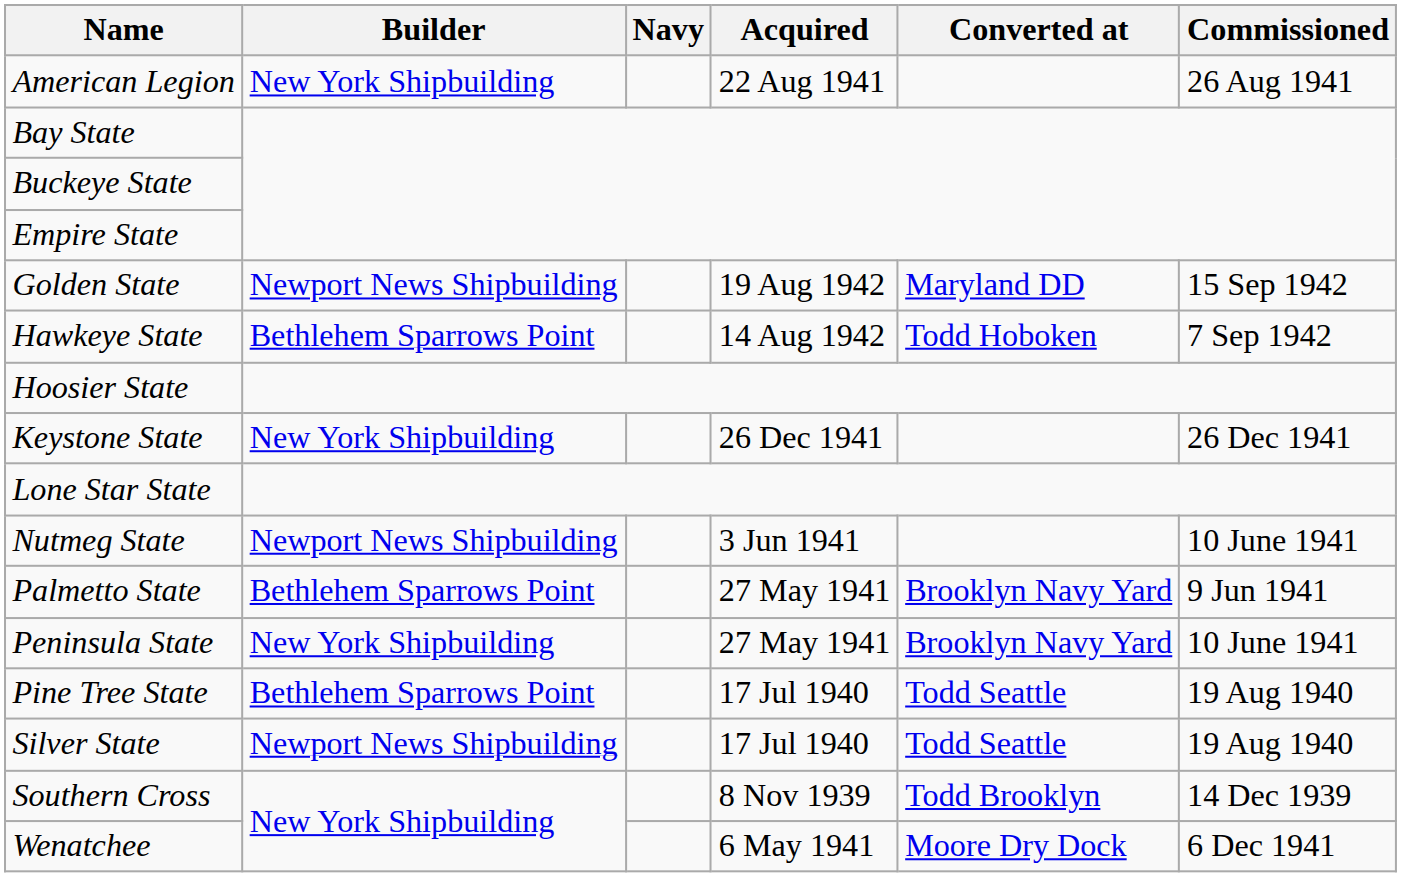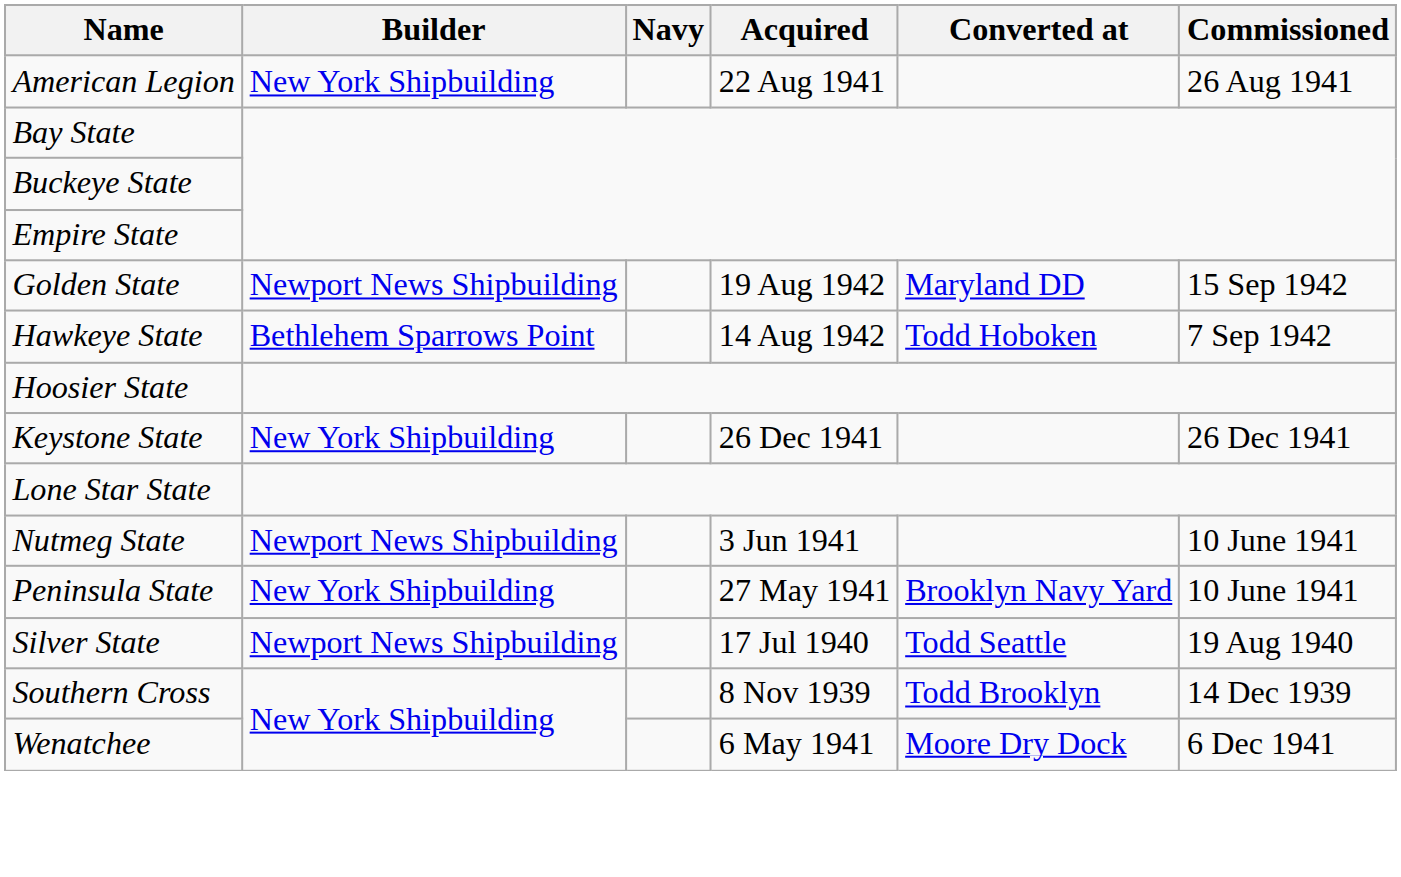- row: (107, 591)
- row: (110, 693)
